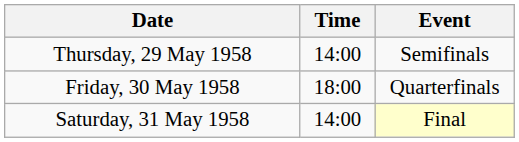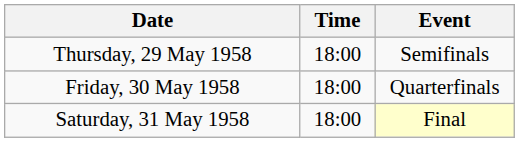(338, 53) 14:00 -> (338, 53) 18:00
(338, 119) 14:00 -> (338, 119) 18:00
